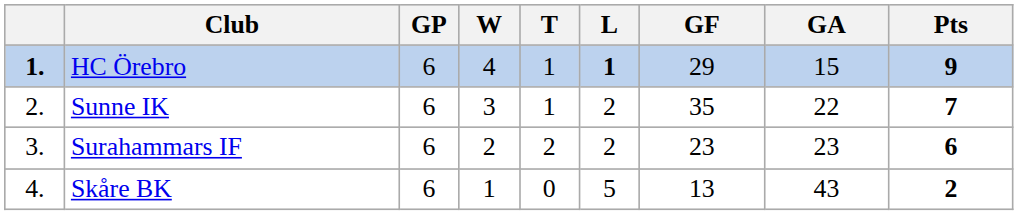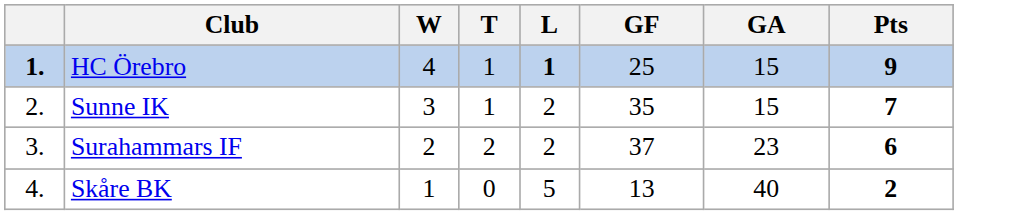- column: (429, 24)
(702, 65) 29 -> (642, 65) 25
(826, 106) 22 -> (766, 106) 15
(702, 147) 23 -> (642, 147) 37
(826, 188) 43 -> (766, 188) 40
